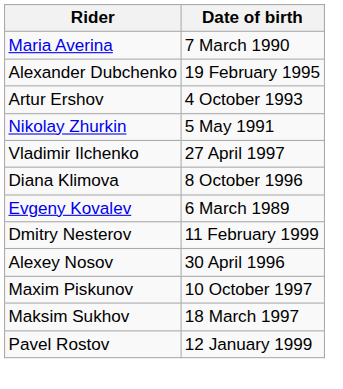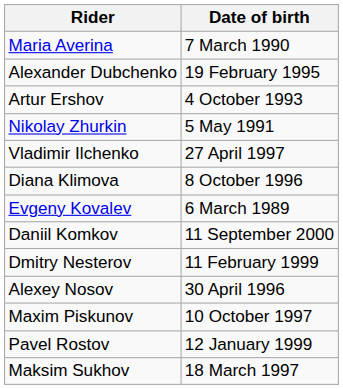+ row: (63, 235)
rows swapped: (59, 343) <-> (69, 316)
